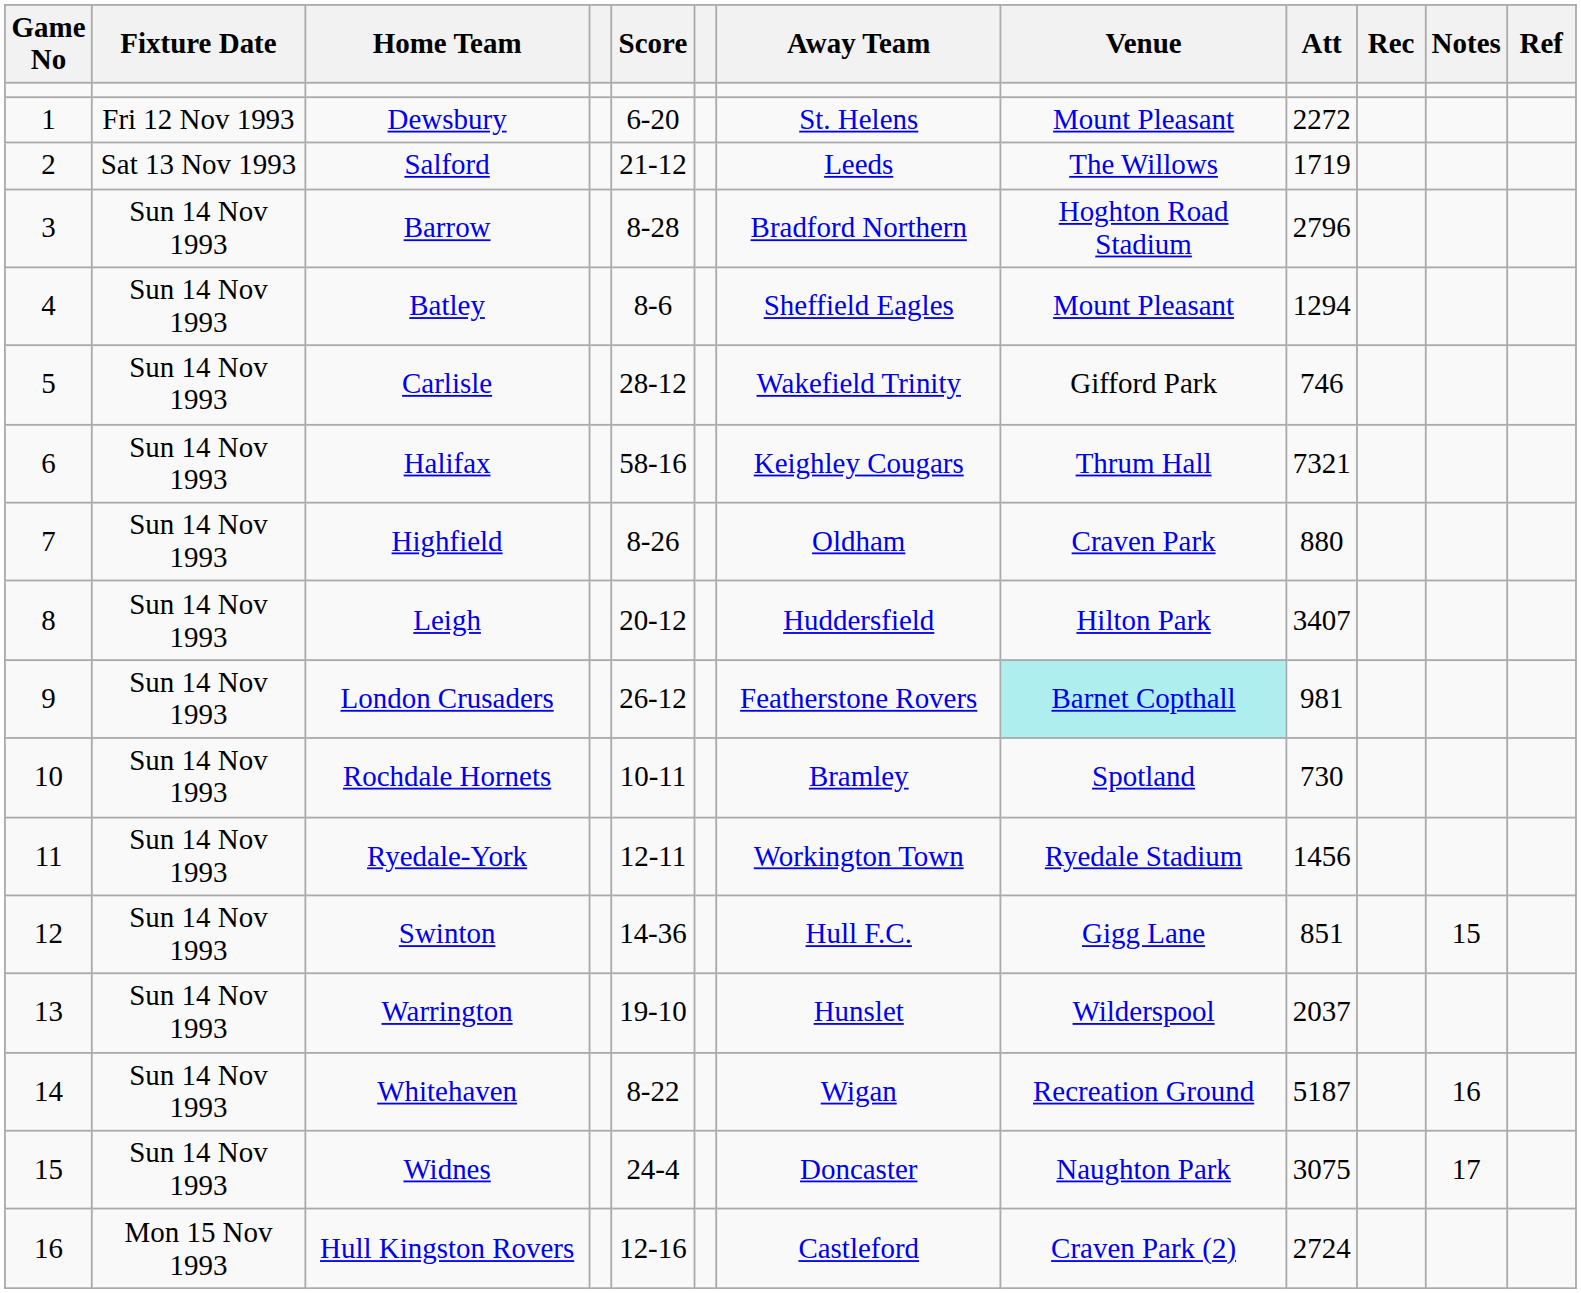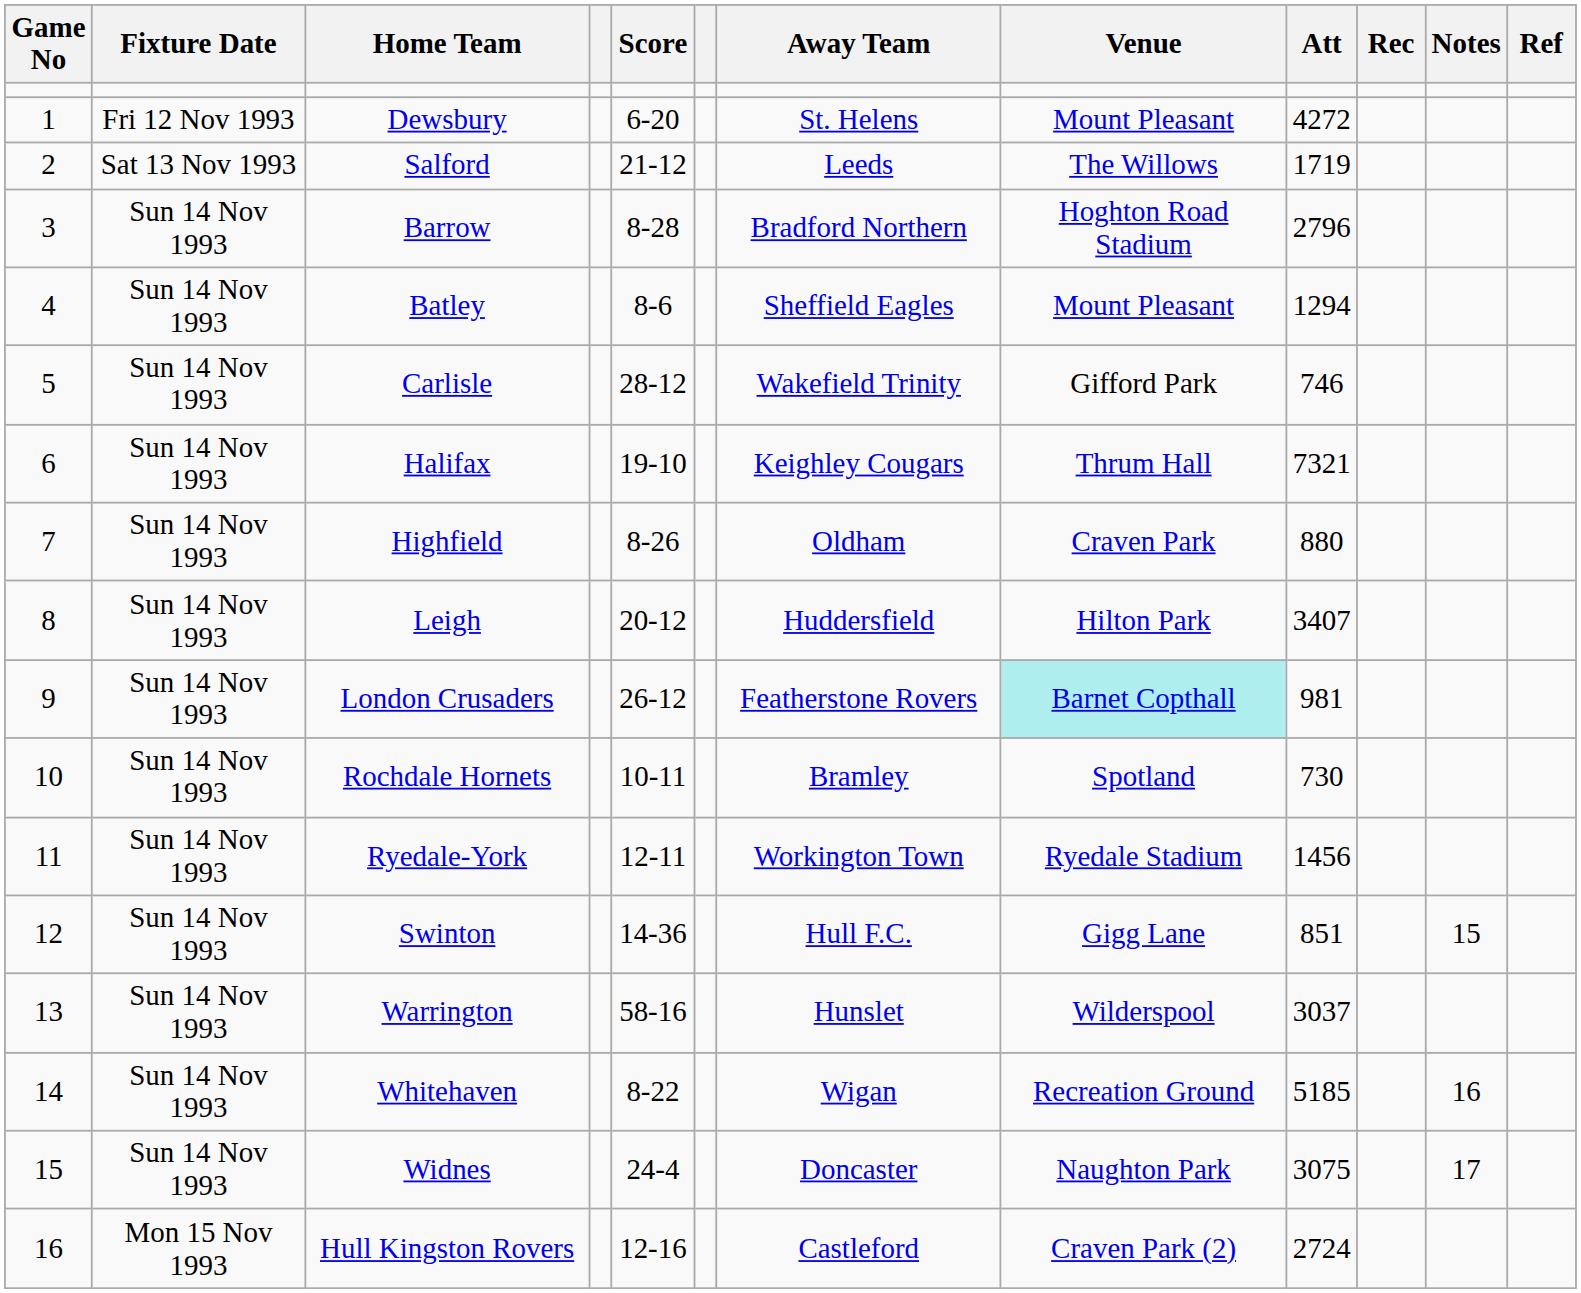(1322, 119) 2272 -> (1322, 119) 4272
(653, 462) 58-16 -> (653, 462) 19-10
(653, 1012) 19-10 -> (653, 1012) 58-16
(1322, 1012) 2037 -> (1322, 1012) 3037
(1322, 1091) 5187 -> (1322, 1091) 5185
